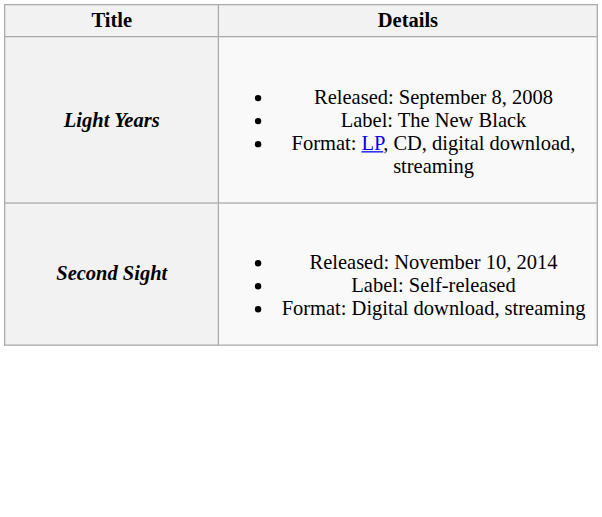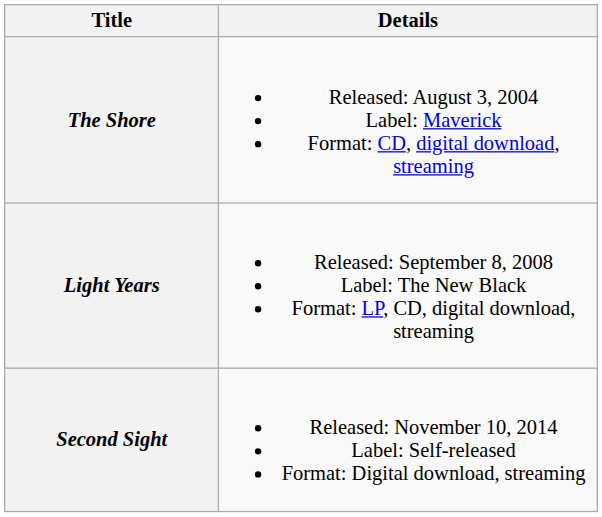+ row: (112, 119)
